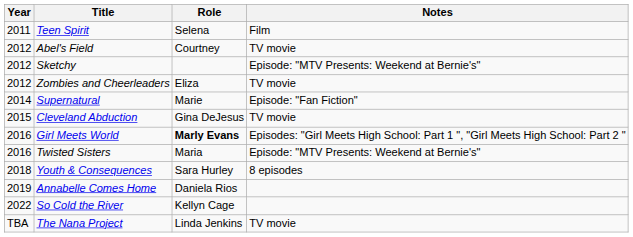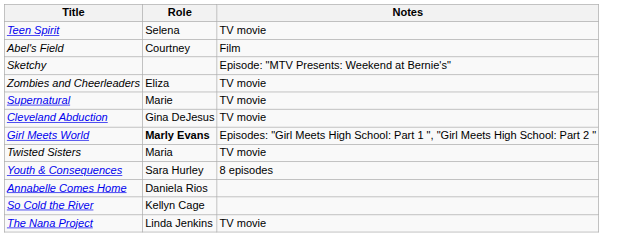- column: (19, 13)
(260, 30) Film -> (243, 30) TV movie
(273, 48) TV movie -> (230, 48) Film
(303, 100) Episode: "Fan Fiction" -> (243, 100) TV movie
(365, 153) Episode: "MTV Presents: Weekend at Bernie's" -> (243, 153) TV movie
